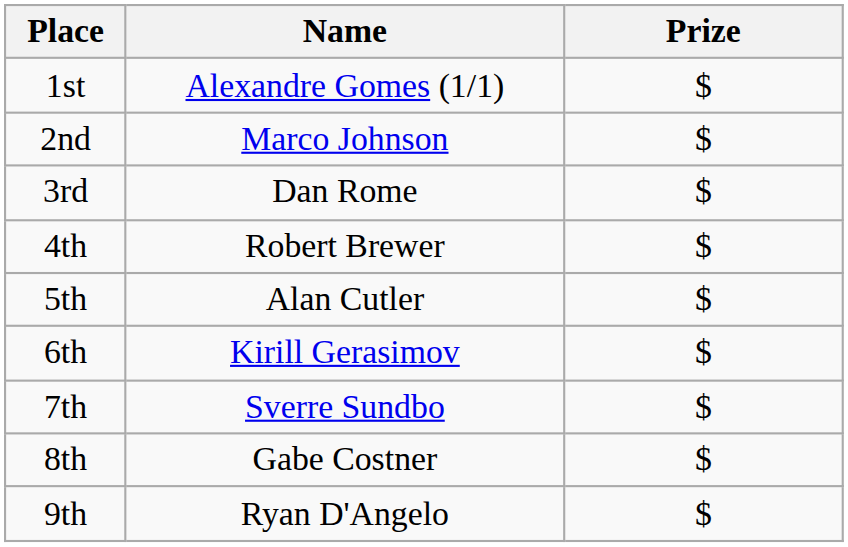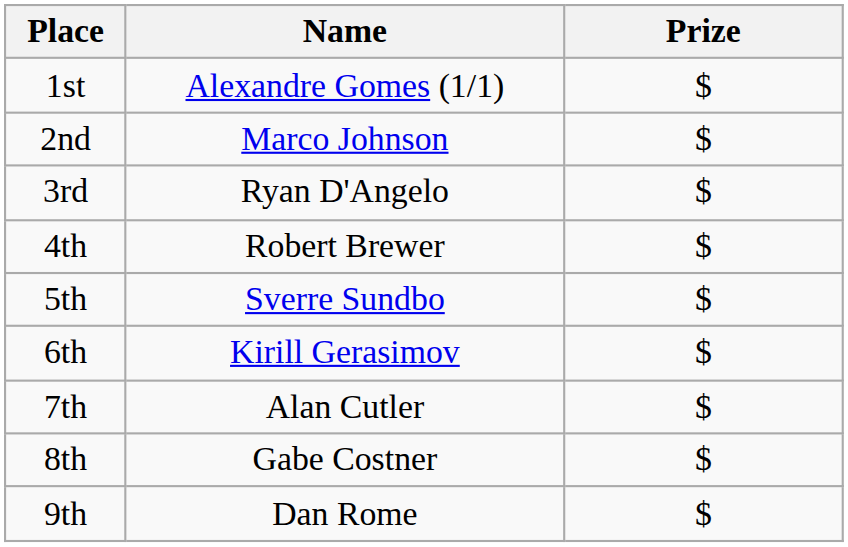(345, 191) Dan Rome -> (345, 191) Ryan D'Angelo
(345, 298) Alan Cutler -> (345, 298) Sverre Sundbo
(345, 406) Sverre Sundbo -> (345, 406) Alan Cutler
(345, 513) Ryan D'Angelo -> (345, 513) Dan Rome
